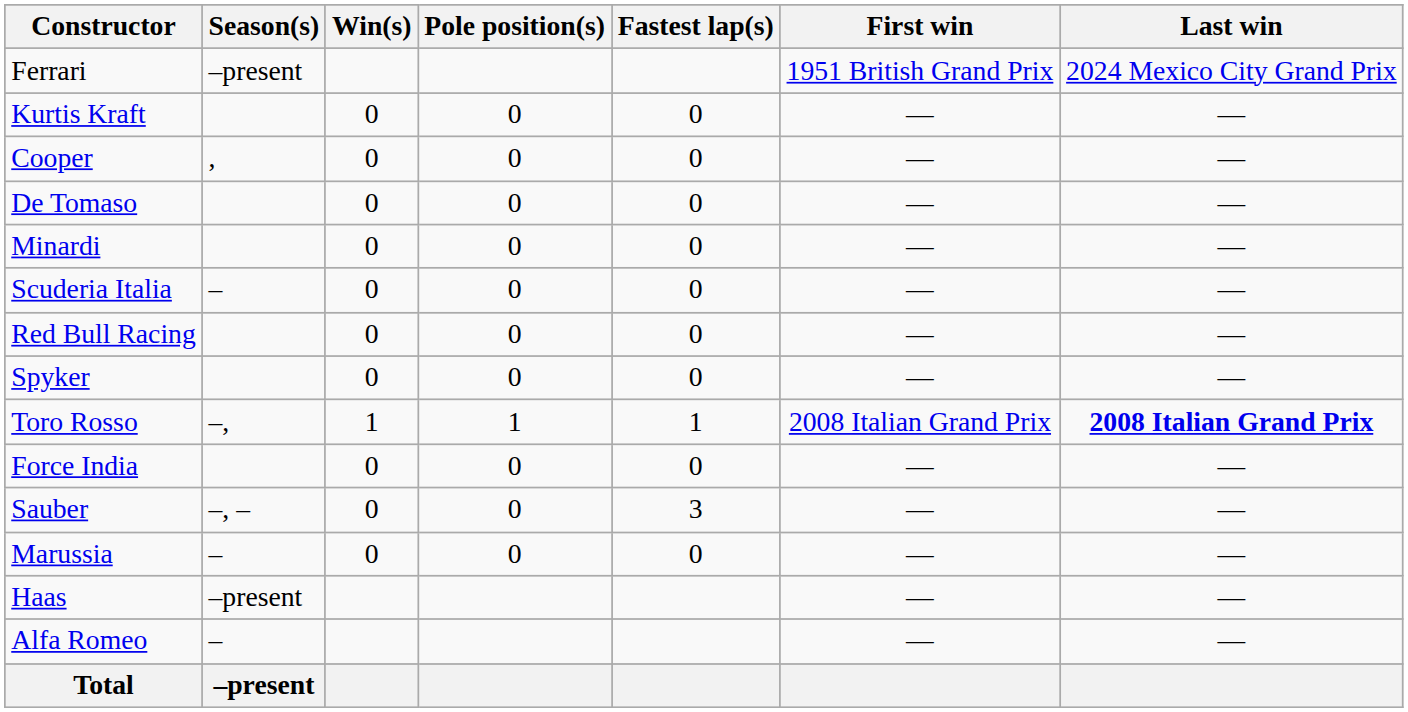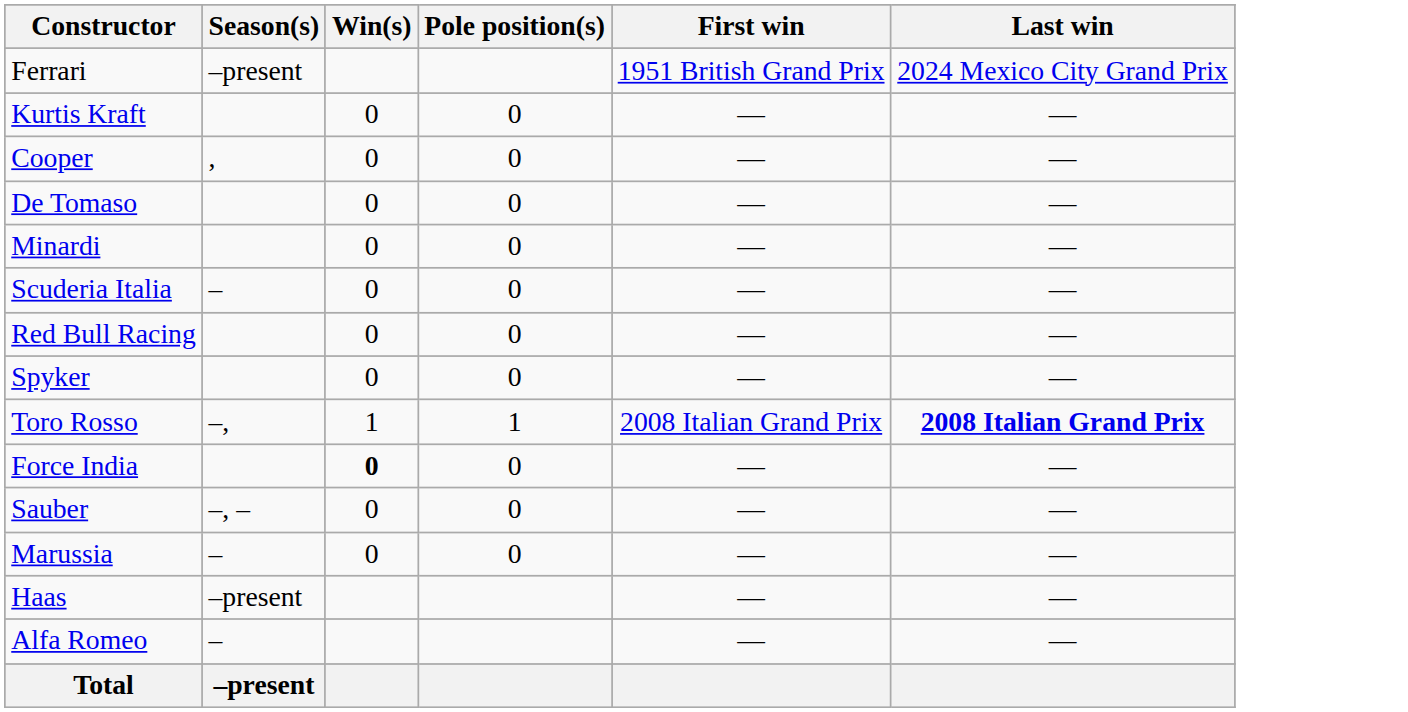- column: (696, 26)
(372, 465) normal -> (372, 465) bold
